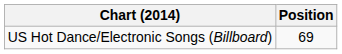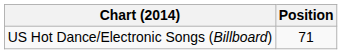(306, 37) 69 -> (306, 37) 71
